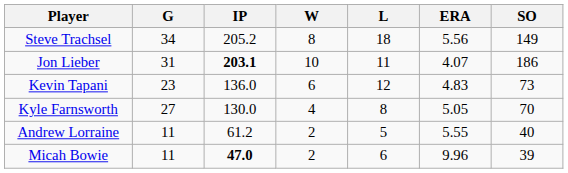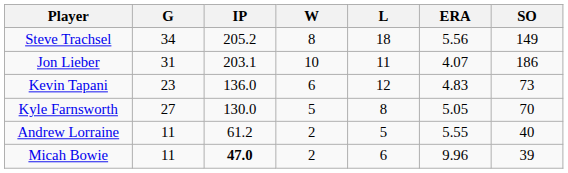(240, 62) bold -> (240, 62) normal
(312, 109) 4 -> (312, 109) 5
